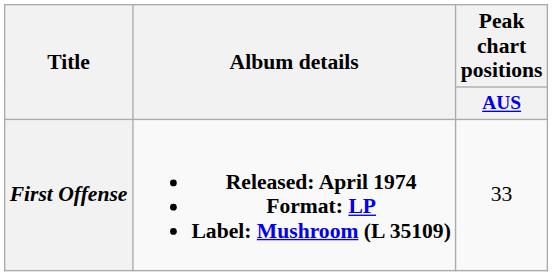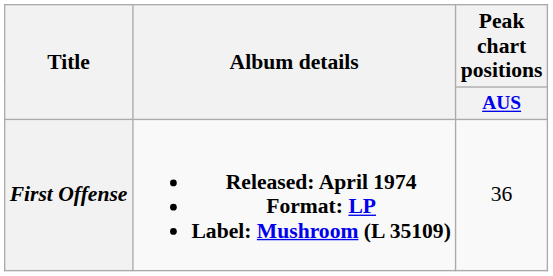(502, 194) 33 -> (502, 194) 36
